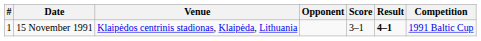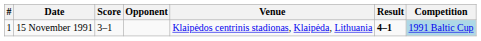columns swapped: (197, 12) <-> (361, 12)
(441, 28) no background -> (441, 28) lightblue background
